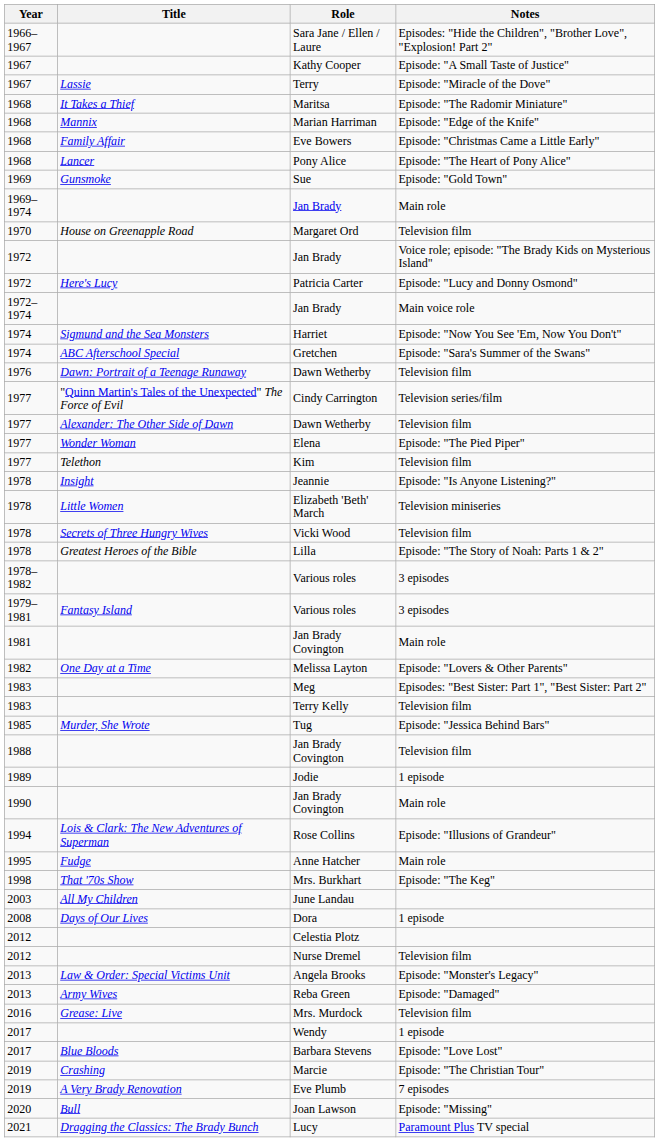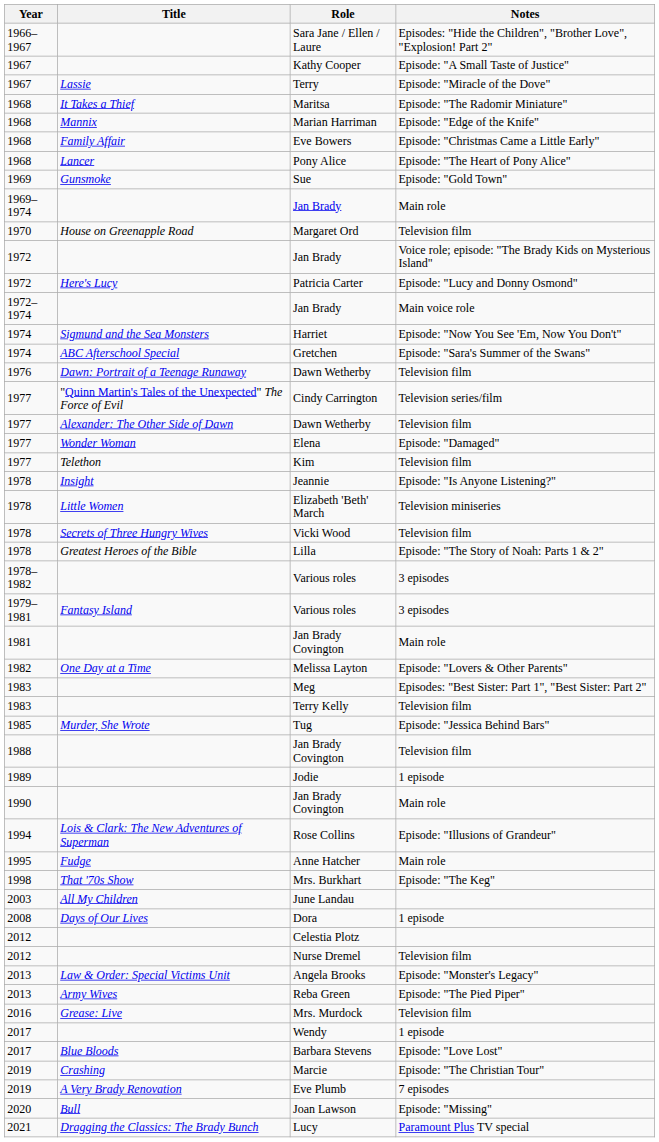(462, 443) Episode: "The Pied Piper" -> (449, 443) Episode: "Damaged"
(449, 994) Episode: "Damaged" -> (462, 994) Episode: "The Pied Piper"
